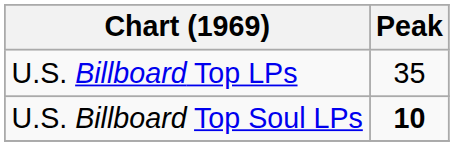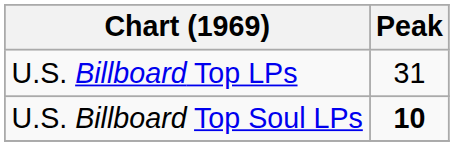(409, 72) 35 -> (409, 72) 31
